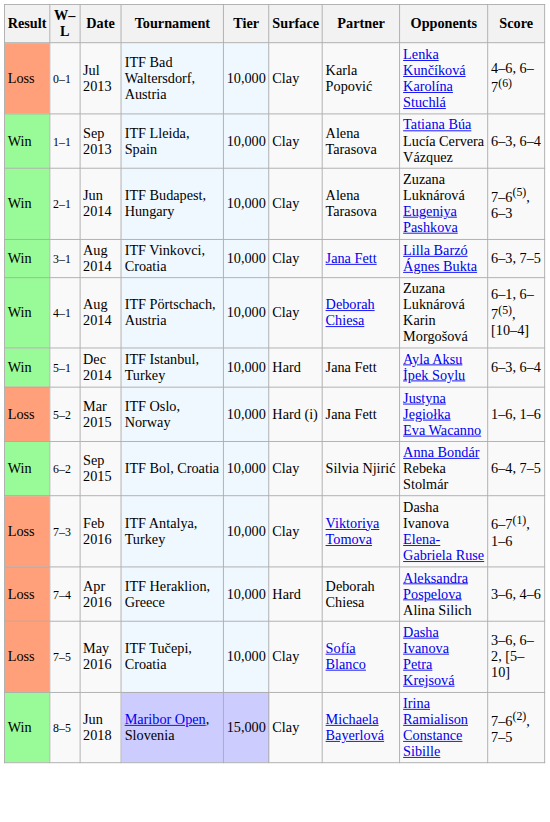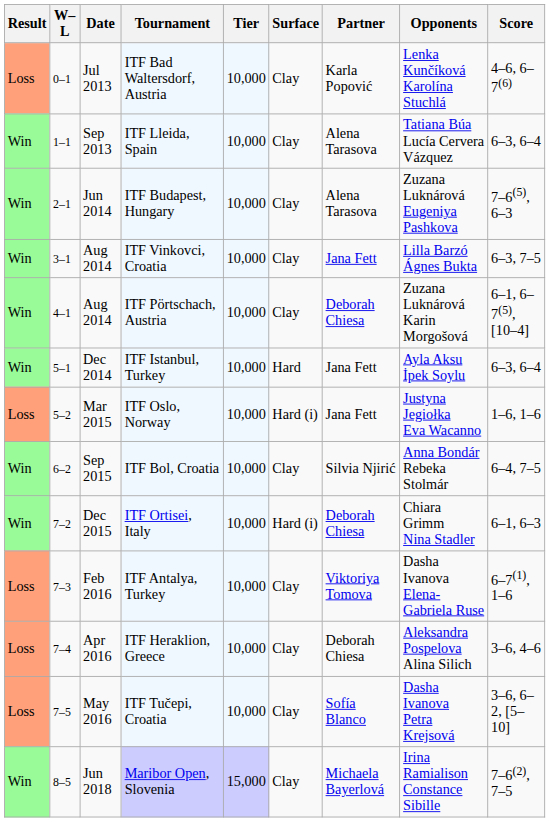+ row: (158, 523)
(287, 594) Hard -> (286, 648) Clay
